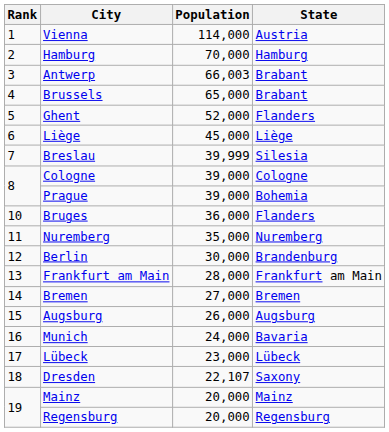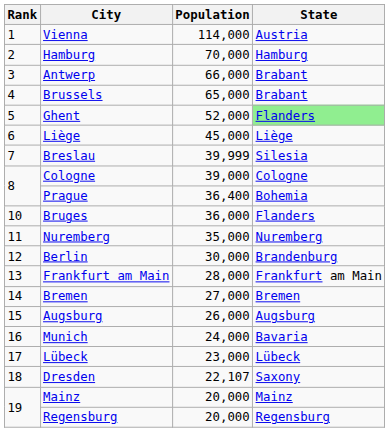(227, 75) 66,003 -> (227, 75) 66,000
(285, 115) no background -> (285, 115) lightgreen background
(227, 196) 39,000 -> (227, 196) 36,400
